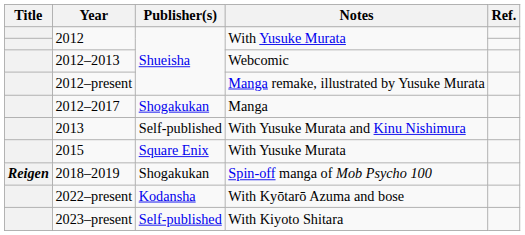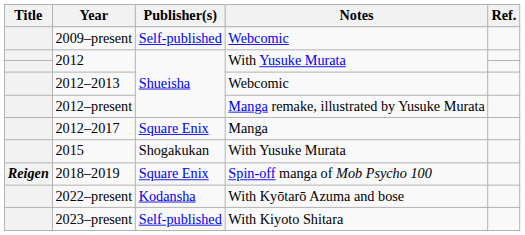+ row: (94, 38)
(174, 106) Shogakukan -> (174, 128) Square Enix
- row: (70, 128)
(174, 151) Square Enix -> (174, 151) Shogakukan
(174, 173) Shogakukan -> (174, 173) Square Enix
